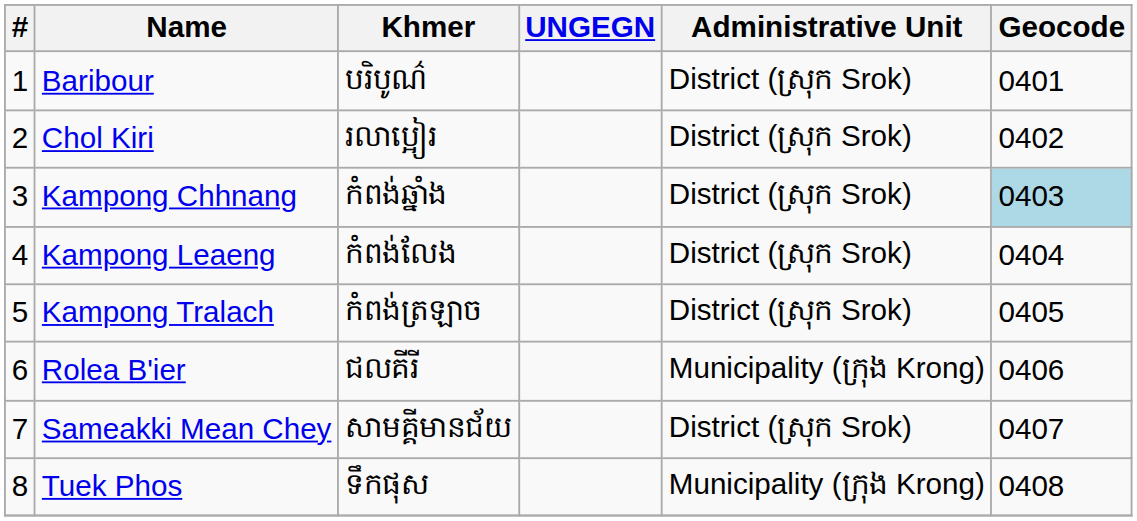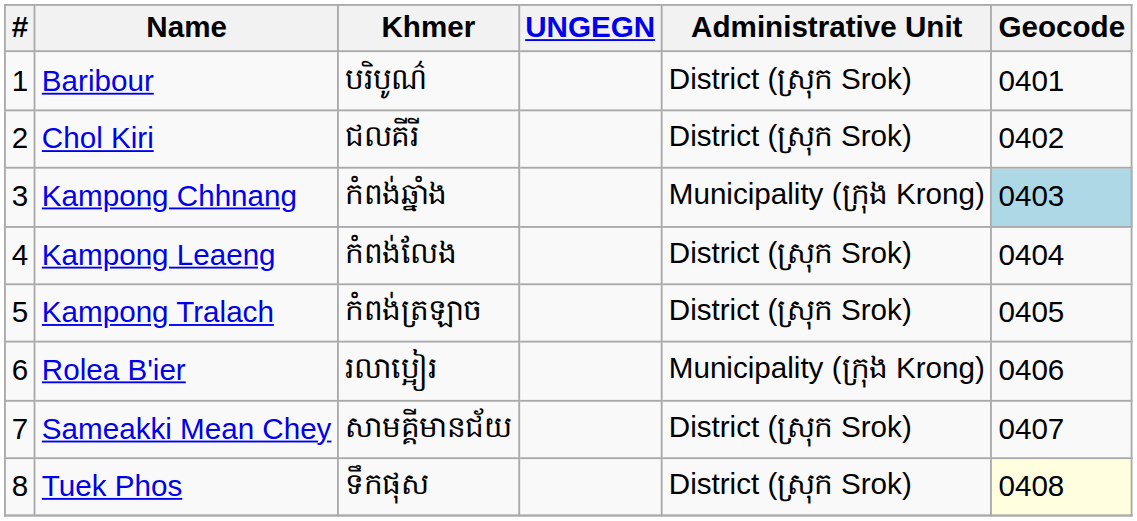(391, 136) រលាប្អៀរ -> (382, 136) ជលគីរី
(790, 194) District (ស្រុក Srok) -> (827, 194) Municipality (ក្រុង Krong)
(382, 368) ជលគីរី -> (391, 368) រលាប្អៀរ
(827, 484) Municipality (ក្រុង Krong) -> (790, 484) District (ស្រុក Srok)
(1031, 486) no background -> (1031, 486) lightyellow background
